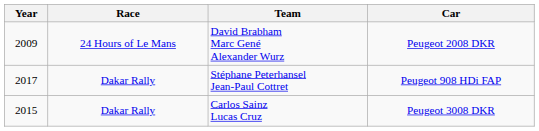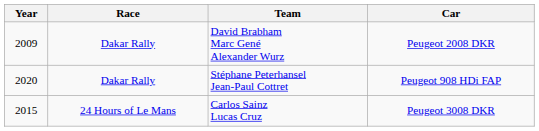(128, 43) 24 Hours of Le Mans -> (128, 43) Dakar Rally
(26, 80) 2017 -> (26, 80) 2020
(128, 110) Dakar Rally -> (128, 110) 24 Hours of Le Mans
